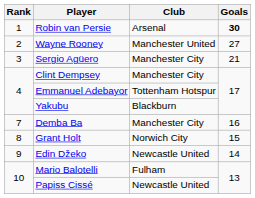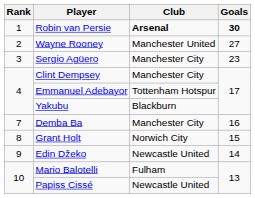(149, 28) normal -> (150, 28) bold
(234, 59) 21 -> (234, 59) 23
